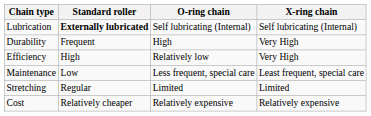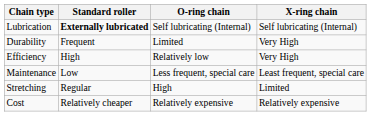(162, 42) High -> (168, 42) Limited
(168, 88) Limited -> (162, 88) High
